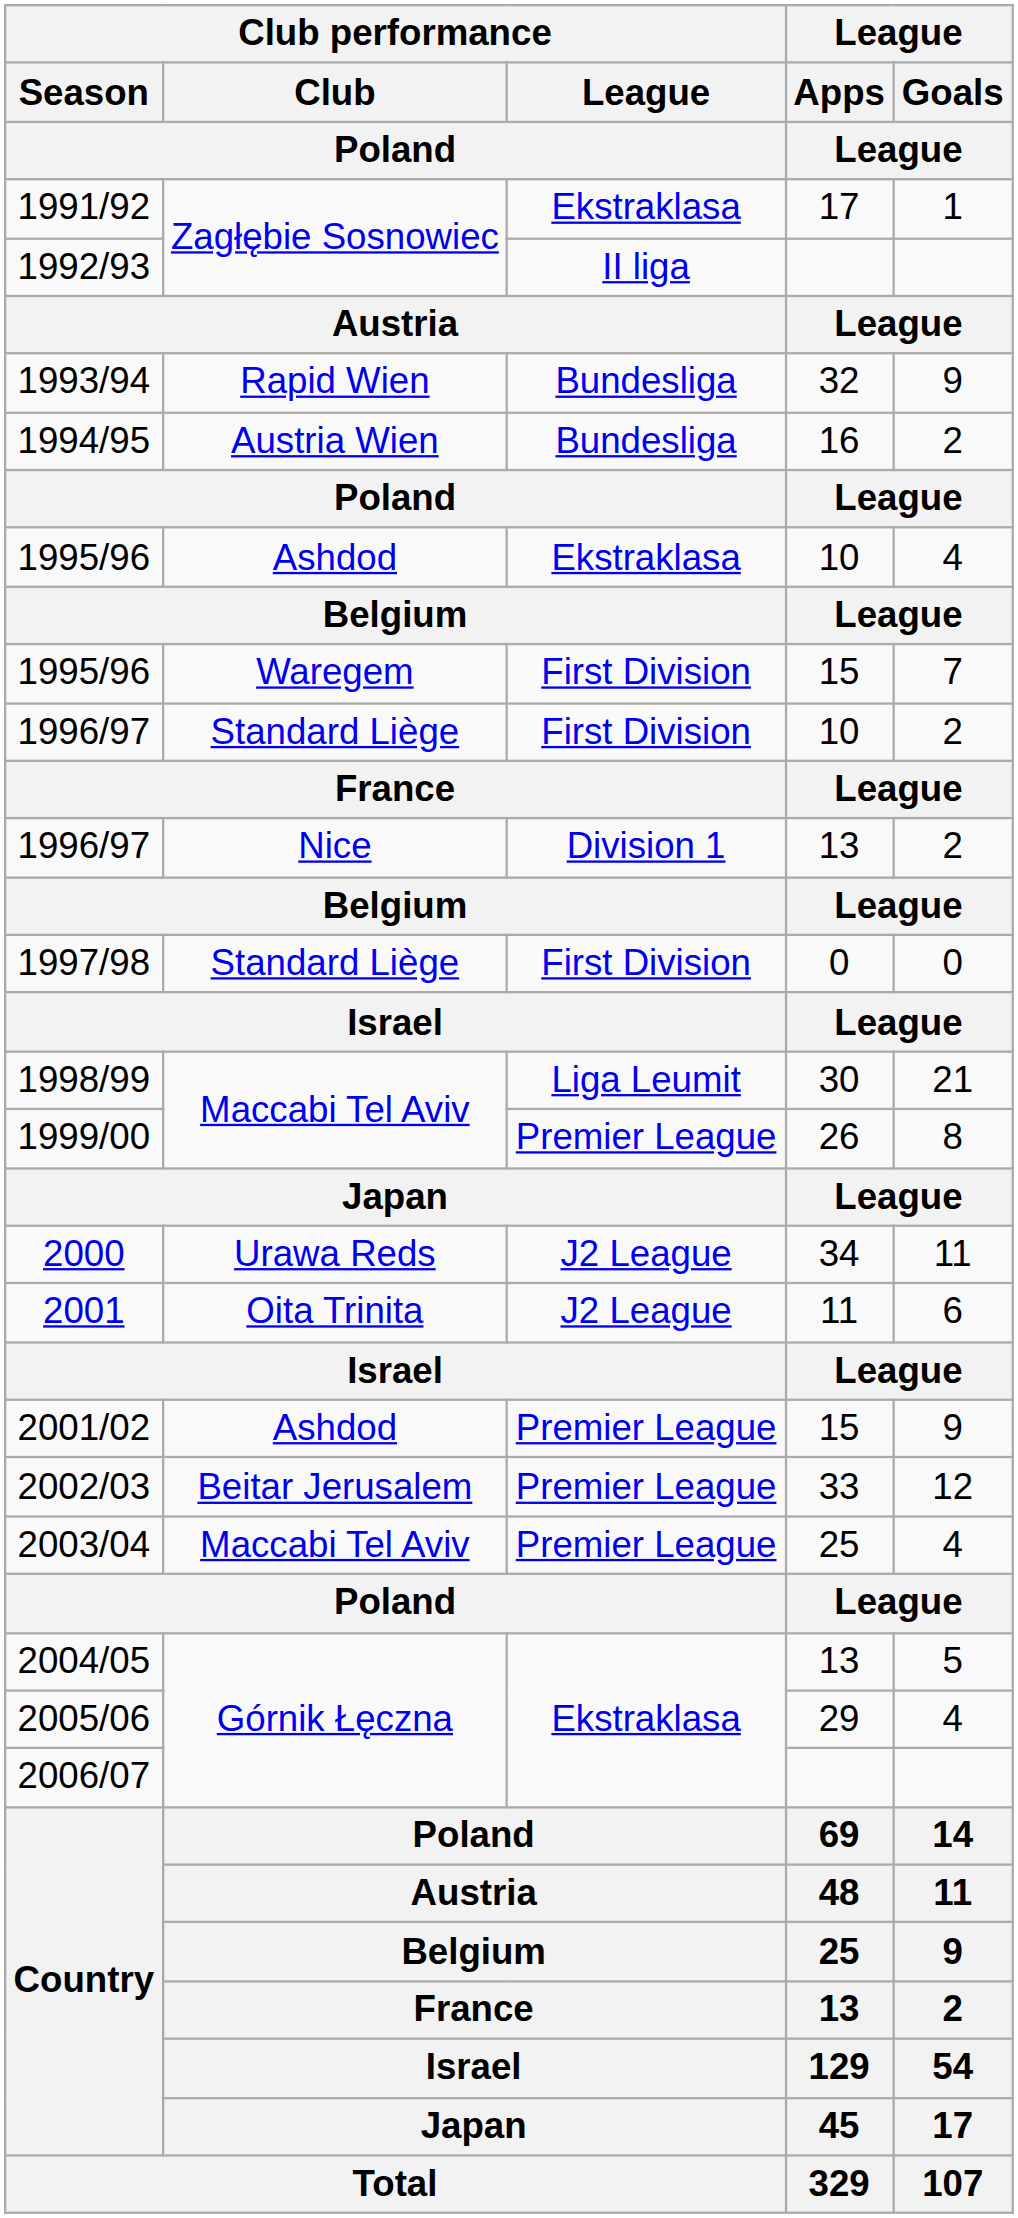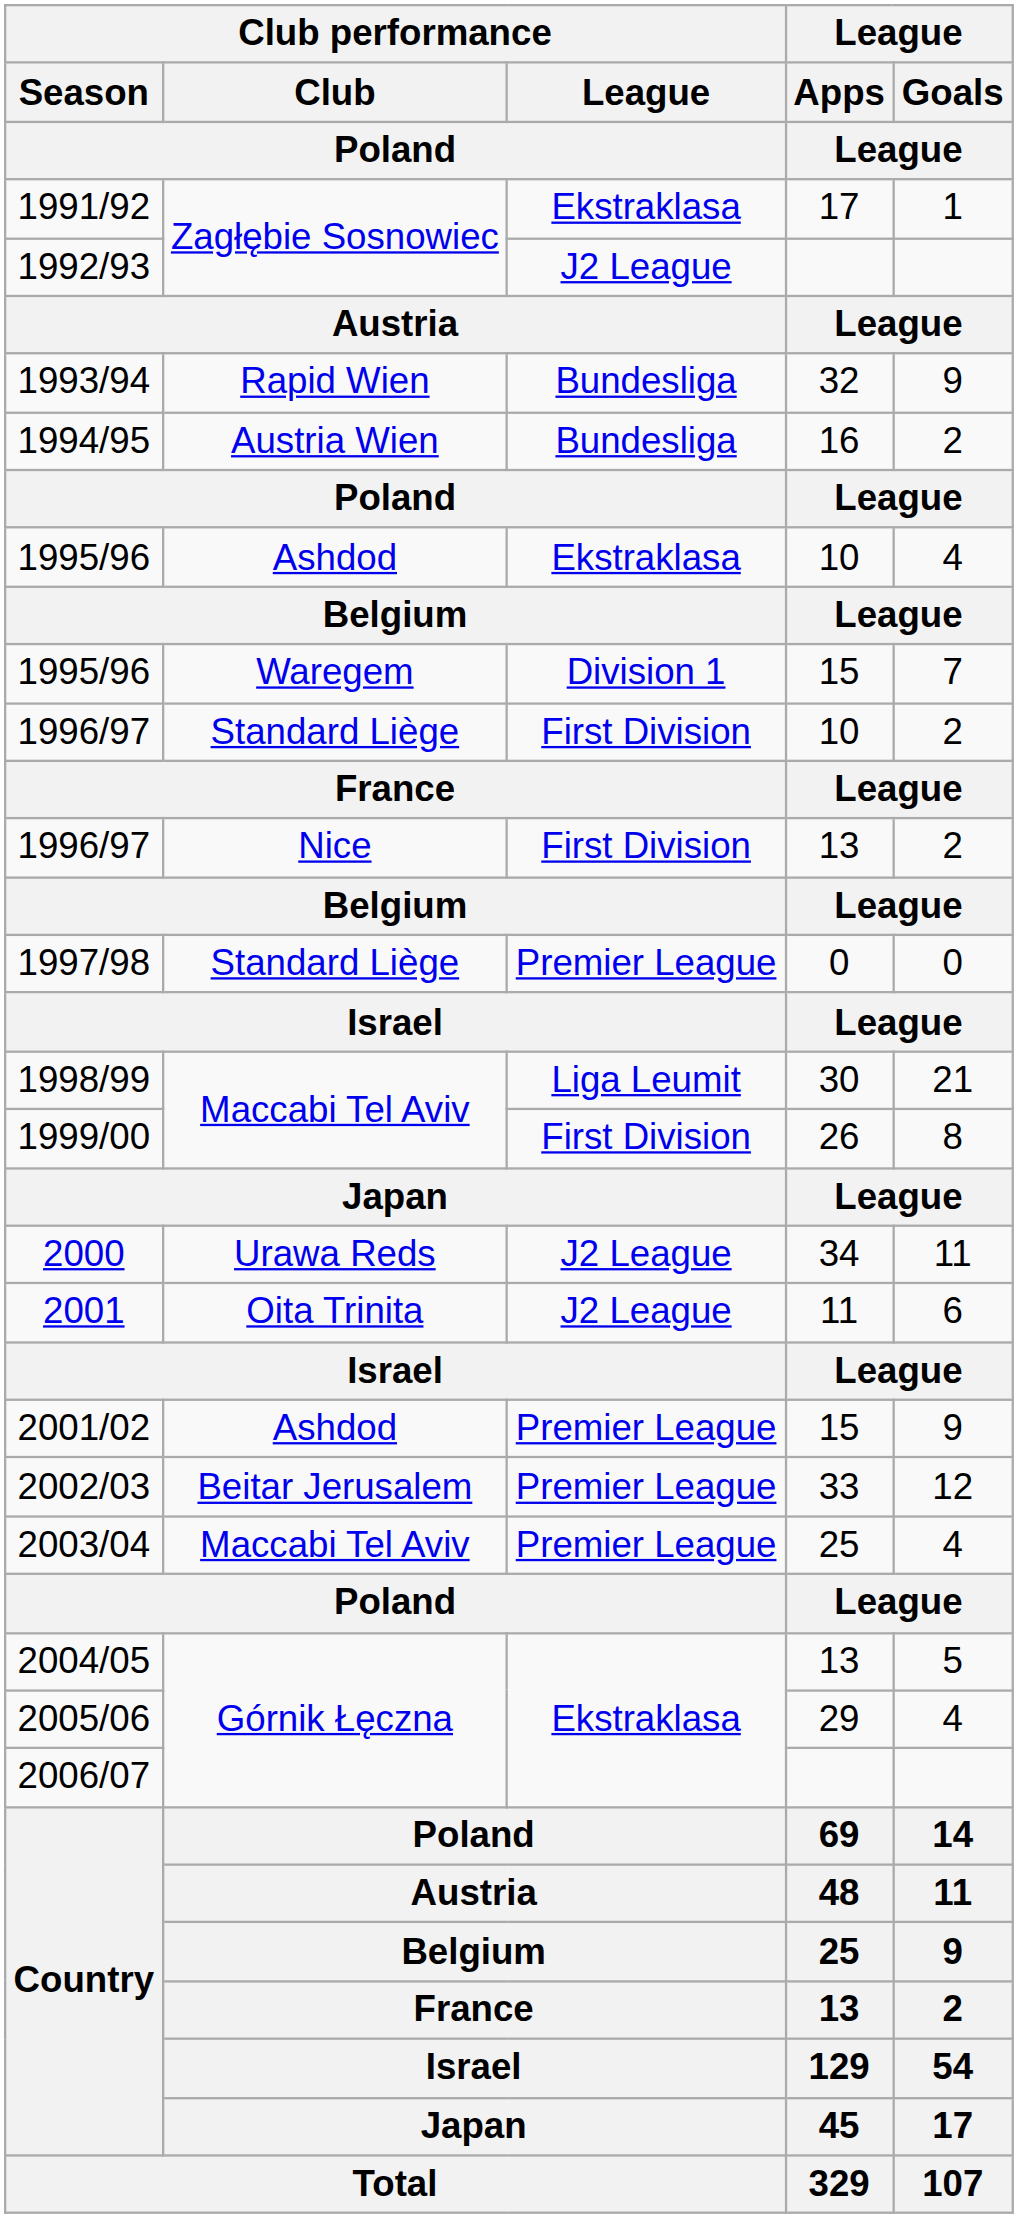(646, 265) II liga -> (646, 265) J2 League
(646, 672) First Division -> (646, 672) Division 1
(646, 847) Division 1 -> (646, 847) First Division
(646, 963) First Division -> (646, 963) Premier League
(646, 1137) Premier League -> (646, 1137) First Division
